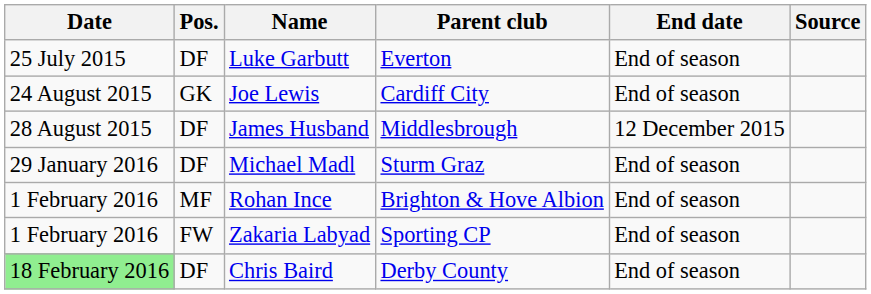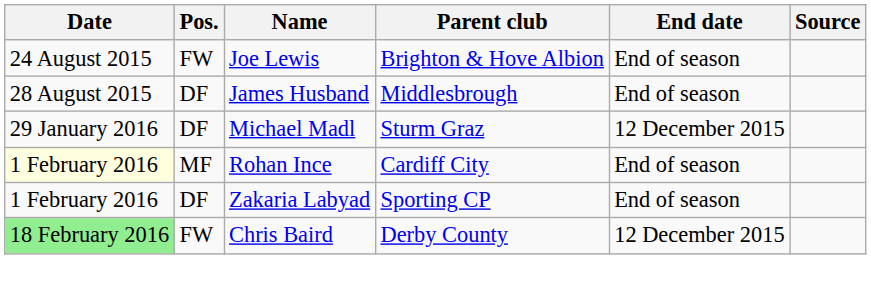- row: (289, 57)
(196, 93) GK -> (196, 57) FW
(435, 93) Cardiff City -> (492, 57) Brighton & Hove Albion
(699, 128) 12 December 2015 -> (677, 93) End of season
(677, 164) End of season -> (699, 128) 12 December 2015
(84, 199) no background -> (84, 164) lightyellow background
(492, 199) Brighton & Hove Albion -> (435, 164) Cardiff City
(196, 235) FW -> (194, 199) DF
(194, 270) DF -> (196, 235) FW
(677, 270) End of season -> (699, 235) 12 December 2015
